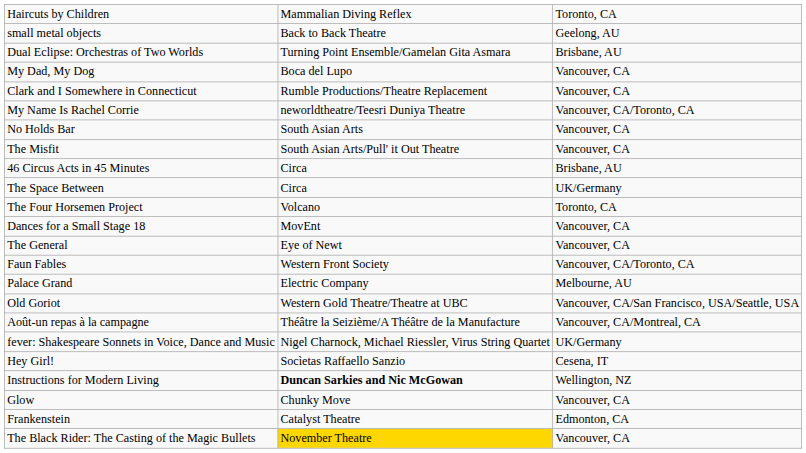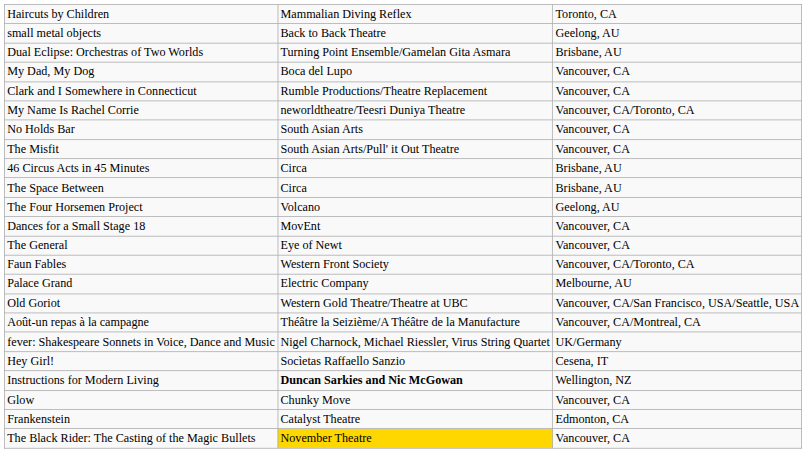(589, 187) UK/Germany -> (589, 187) Brisbane, AU
(586, 206) Toronto, CA -> (588, 206) Geelong, AU
